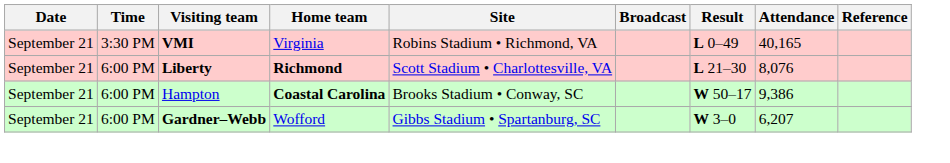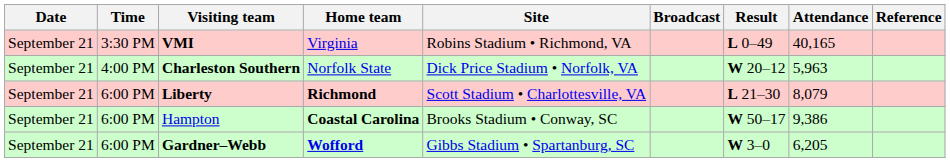+ row: (231, 68)
(776, 68) 8,076 -> (810, 94) 8,079
(299, 119) normal -> (335, 145) bold
(776, 119) 6,207 -> (810, 145) 6,205
